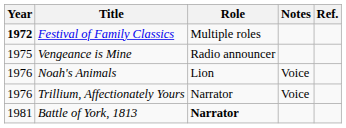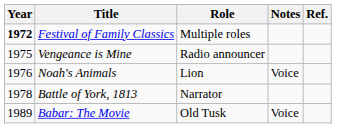- row: (111, 93)
(20, 113) 1981 -> (20, 93) 1978
(215, 113) bold -> (201, 93) normal
+ row: (84, 113)
